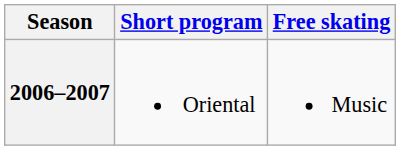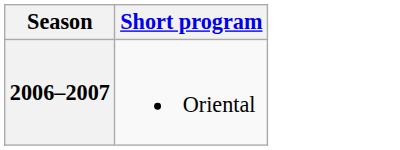- column: (331, 22)
